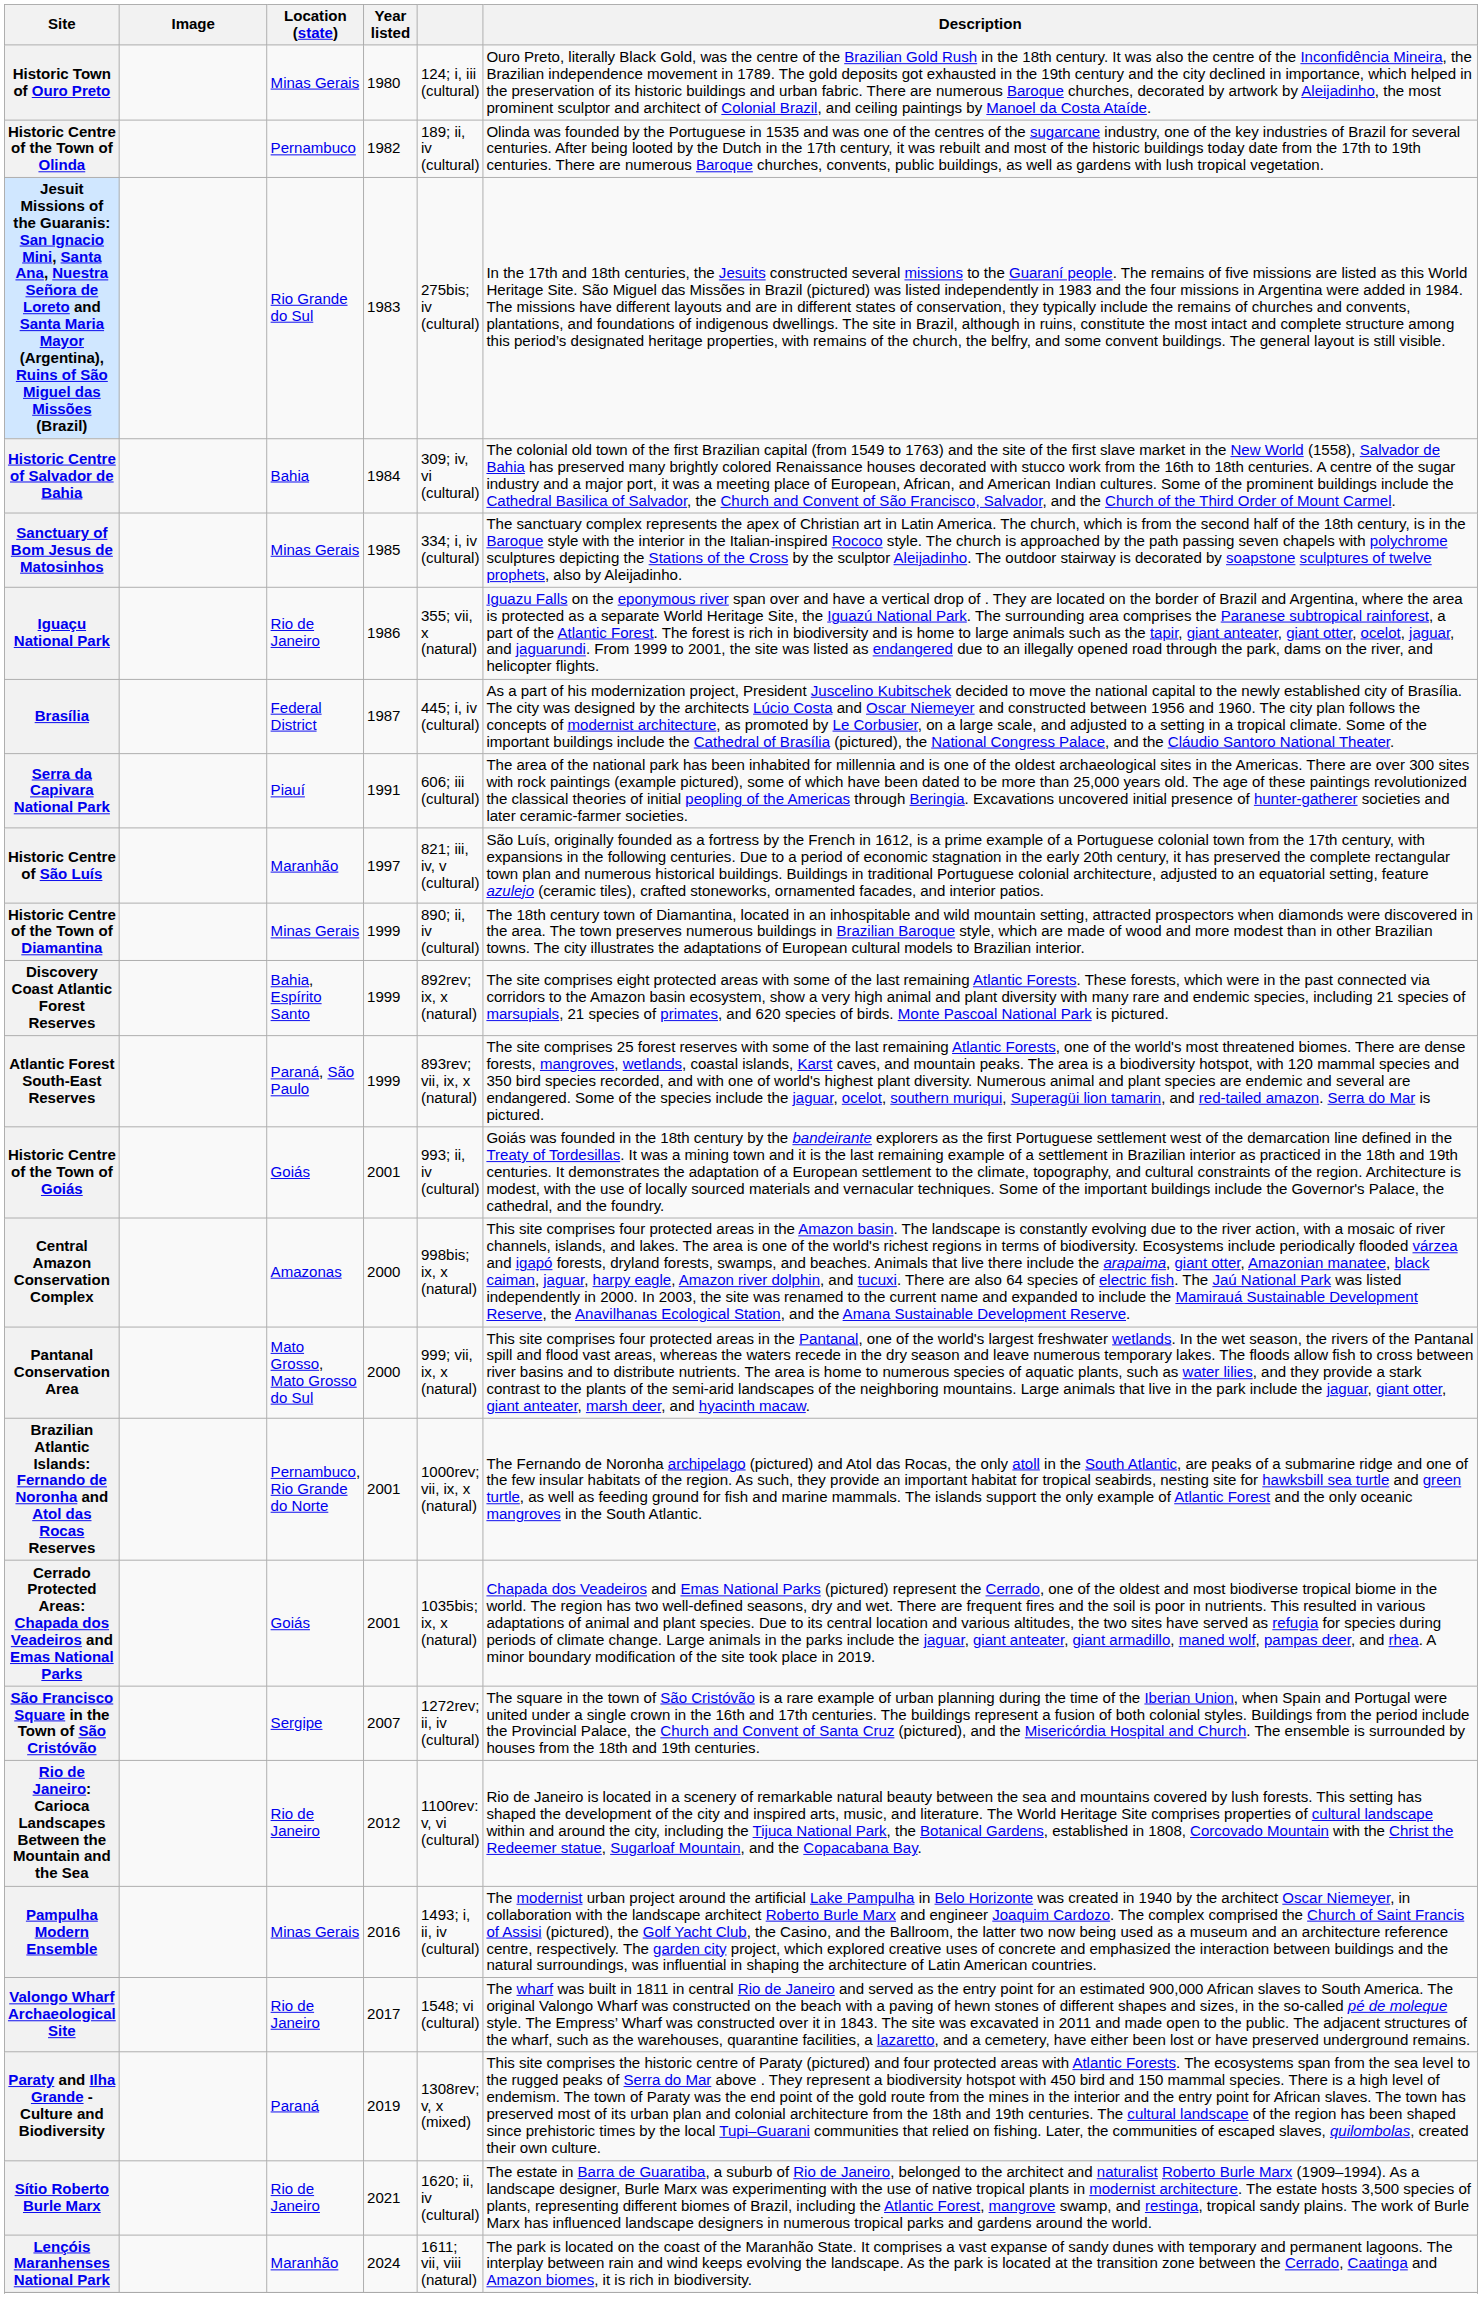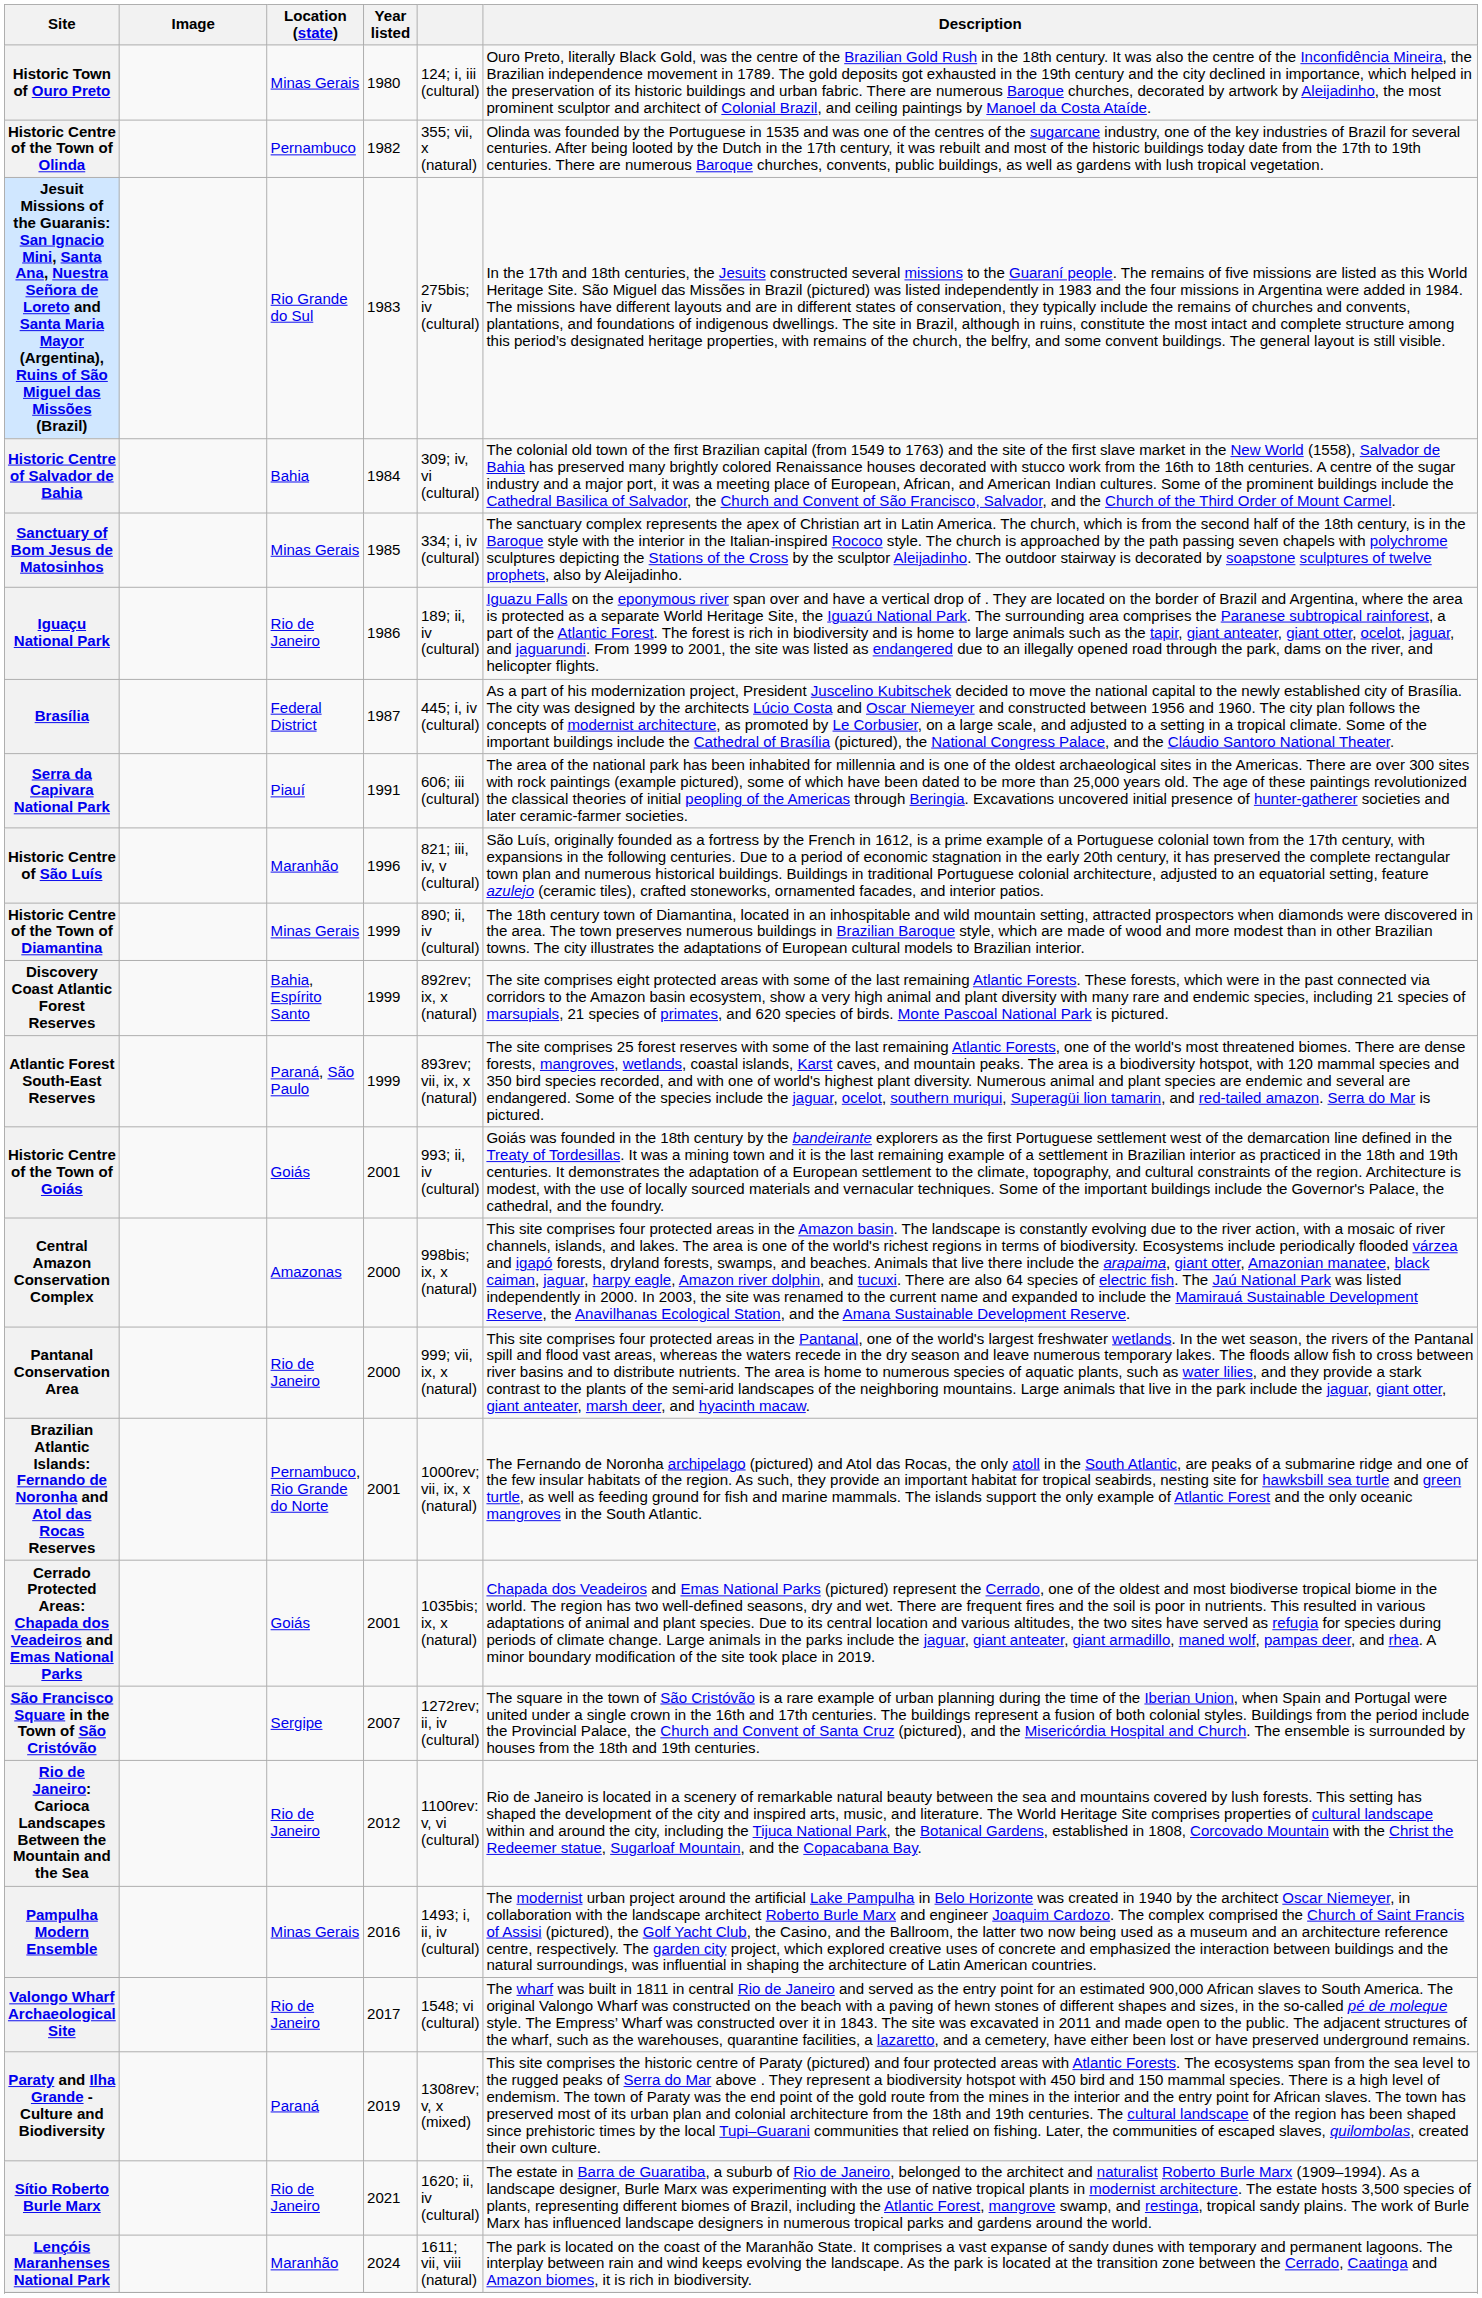(450, 148) 189; ii, iv (cultural) -> (449, 148) 355; vii, x (natural)
(449, 633) 355; vii, x (natural) -> (450, 633) 189; ii, iv (cultural)
(384, 865) 1997 -> (384, 865) 1996
(314, 1372) Mato Grosso, Mato Grosso do Sul -> (295, 1372) Rio de Janeiro
